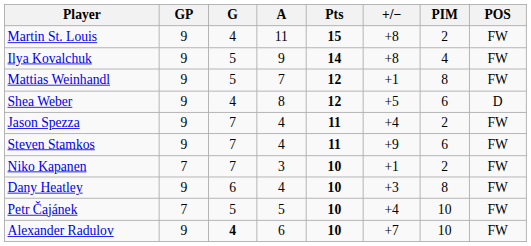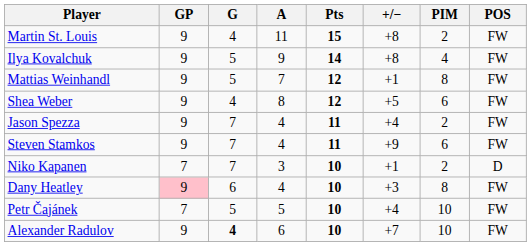(498, 101) D -> (498, 101) FW
(498, 166) FW -> (498, 166) D
(184, 187) no background -> (184, 187) pink background
